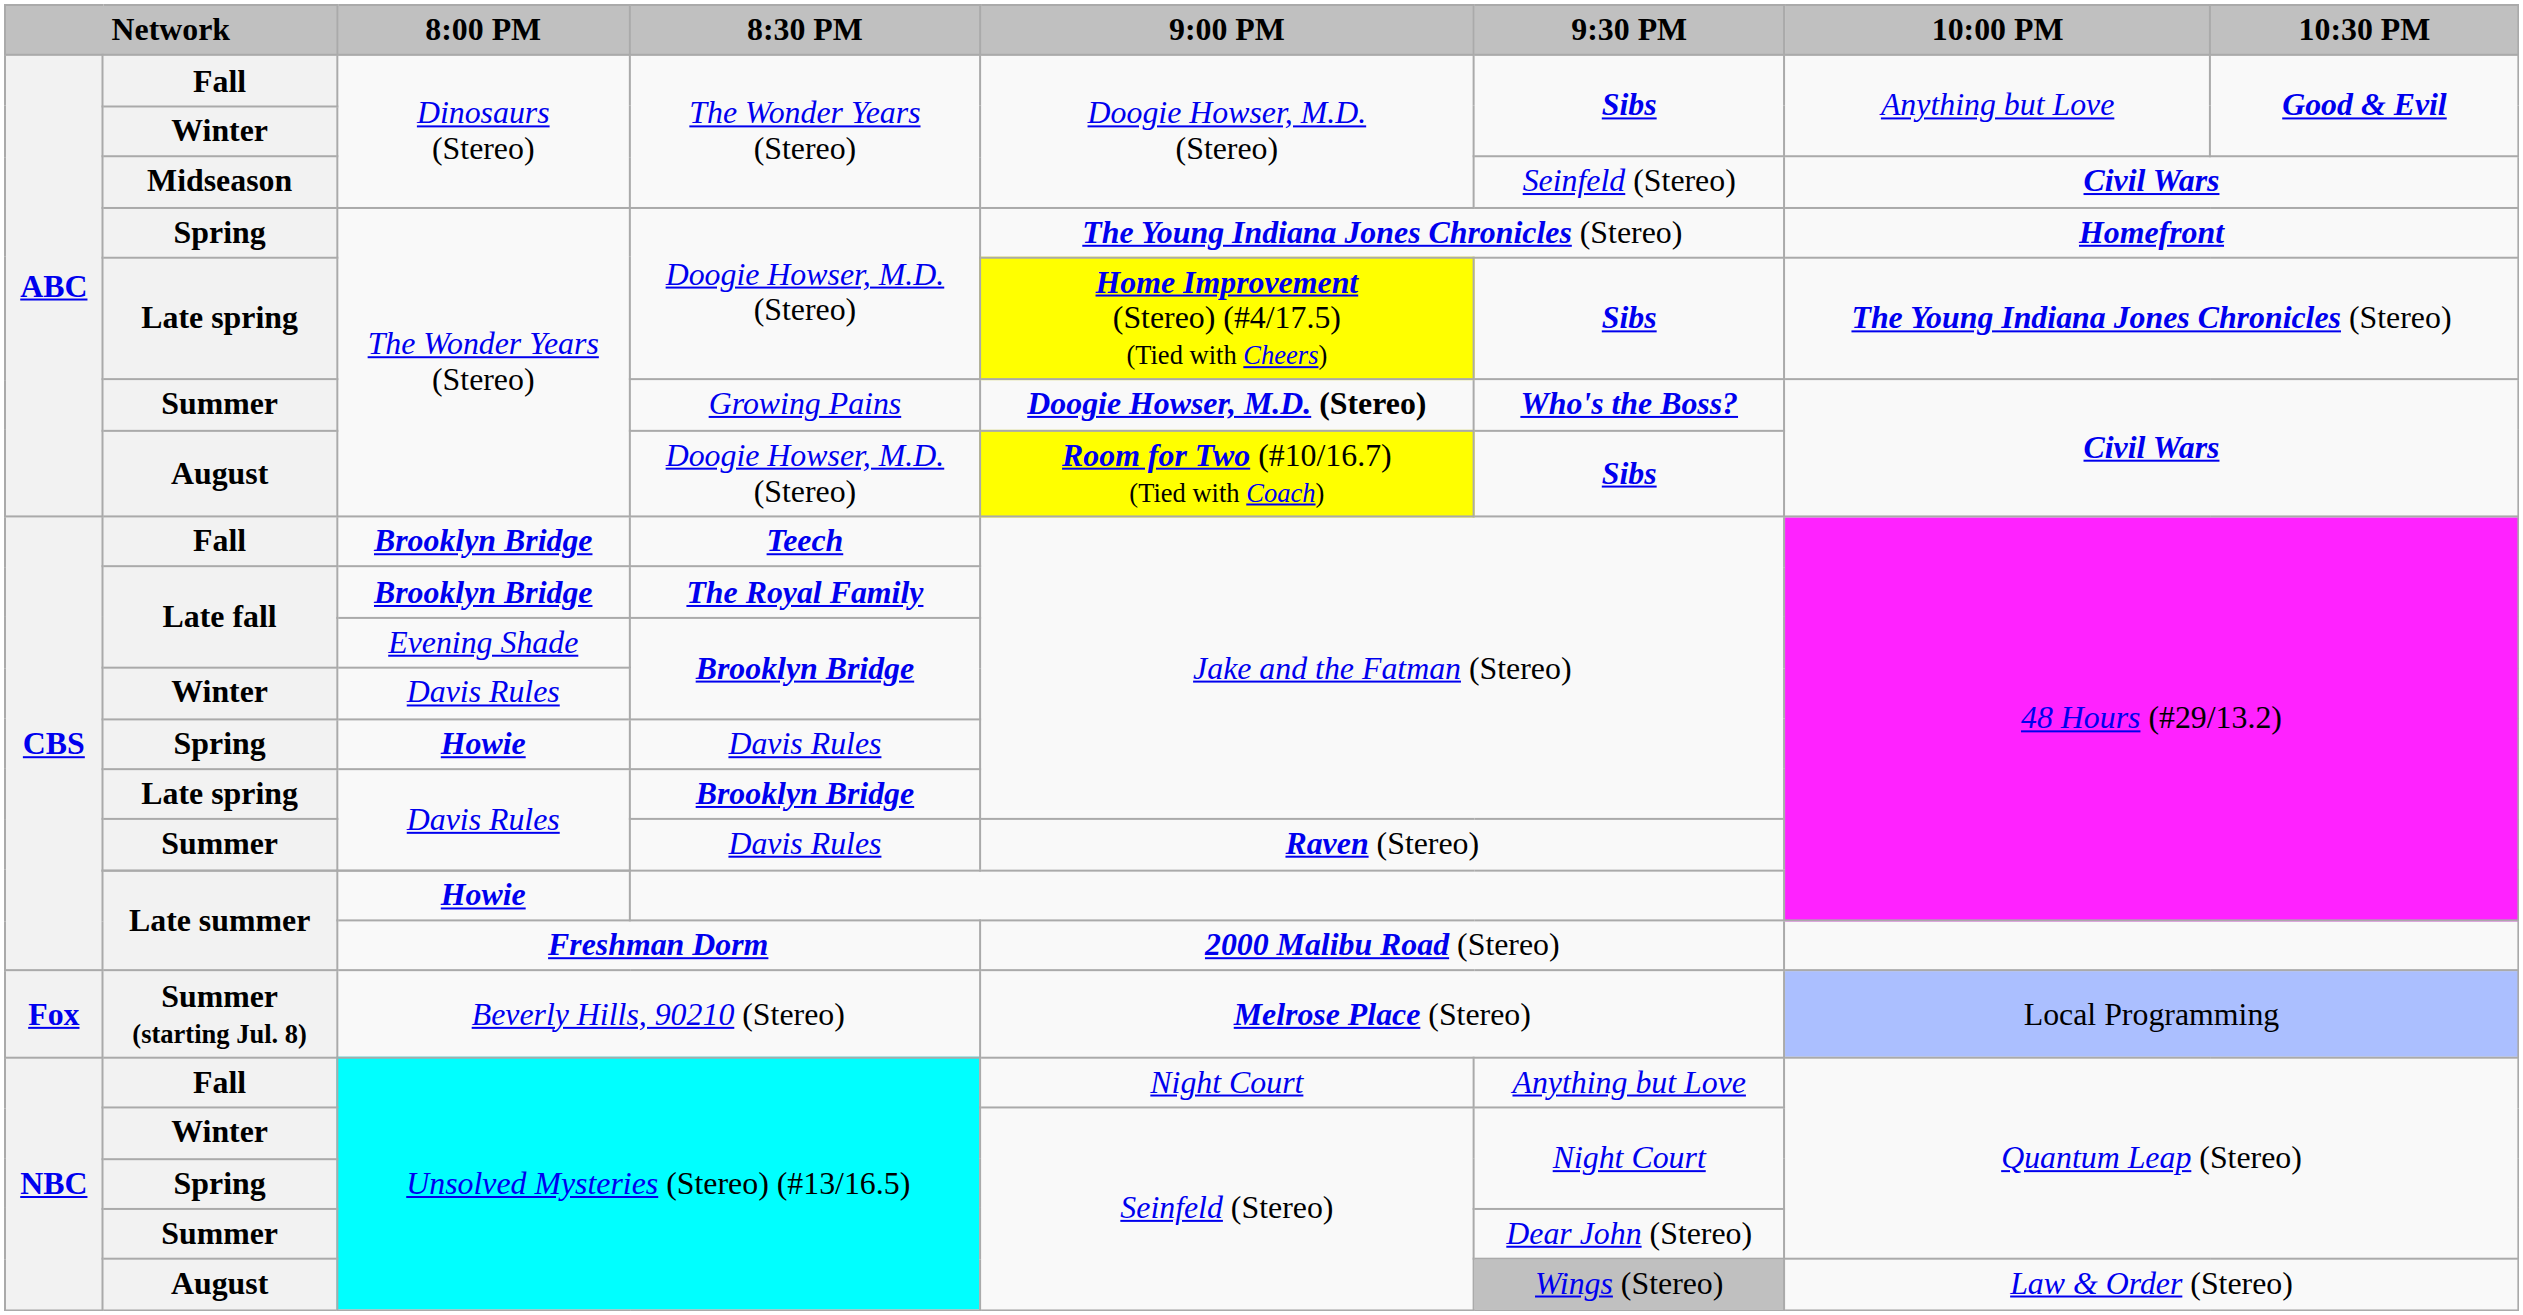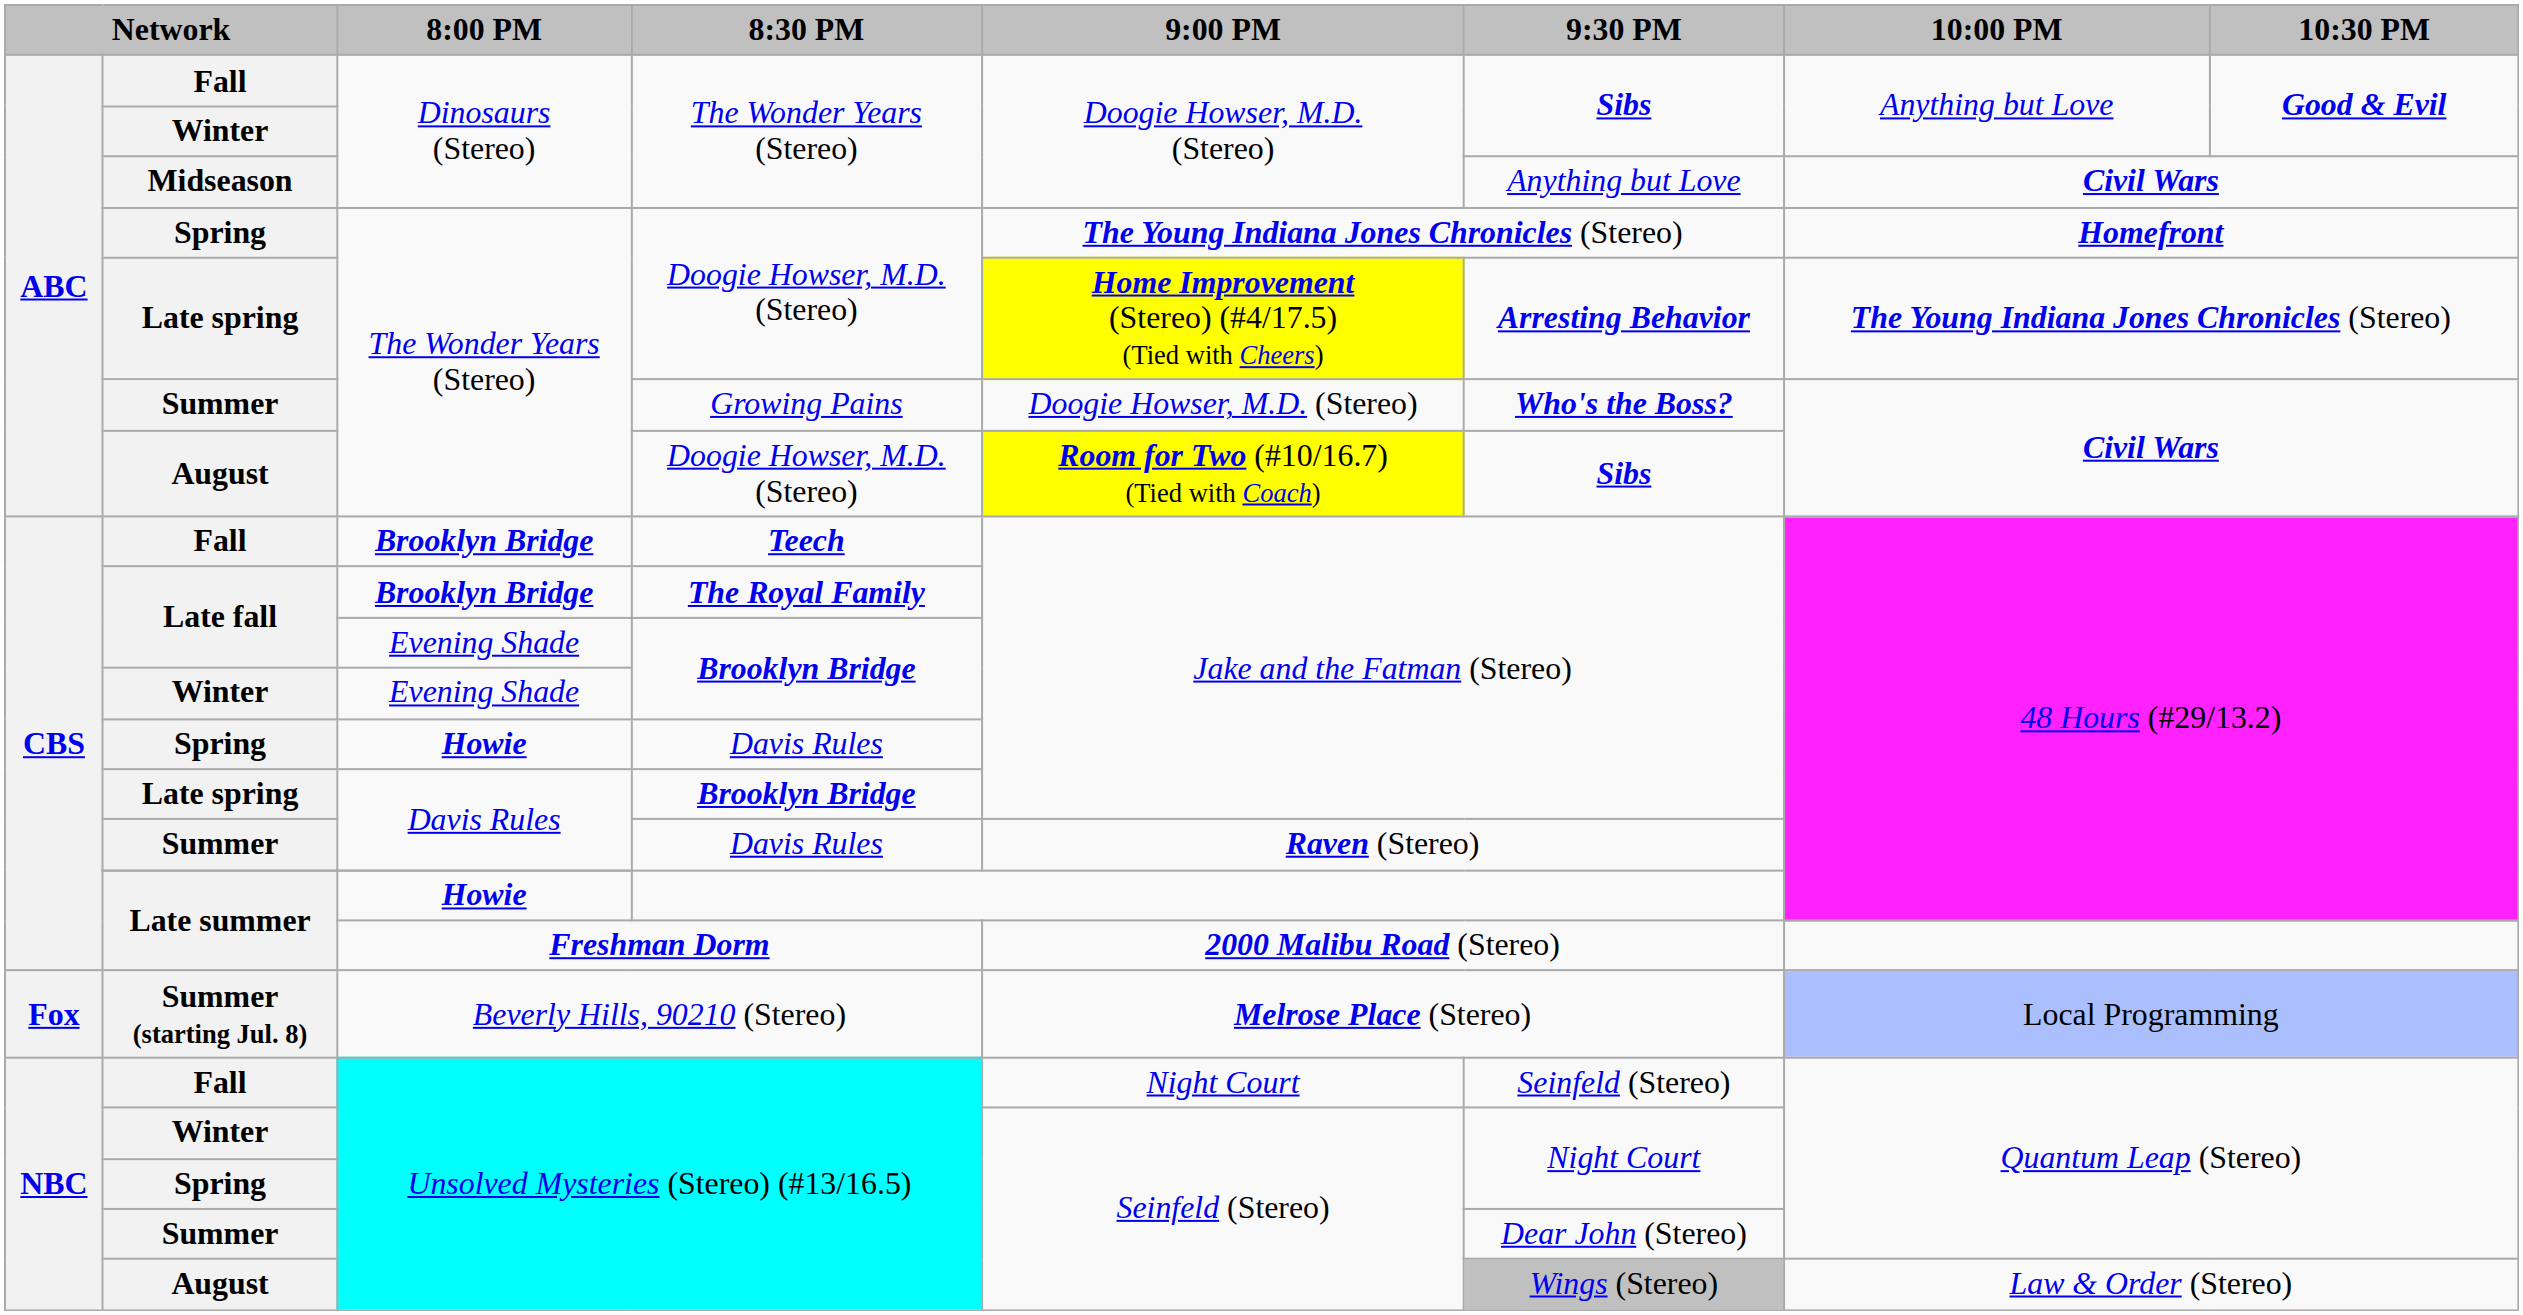(1629, 181) Seinfeld (Stereo) -> (1624, 181) Anything but Love
(1629, 318) Sibs -> (1624, 318) Arresting Behavior
(1227, 404) bold -> (1223, 404) normal
(483, 692) Davis Rules -> (484, 692) Evening Shade
(1629, 1081) Anything but Love -> (1624, 1081) Seinfeld (Stereo)
